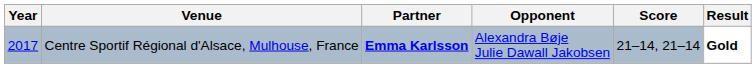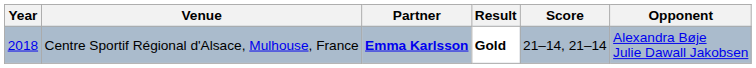columns swapped: (543, 16) <-> (727, 16)
(23, 45) 2017 -> (23, 45) 2018
